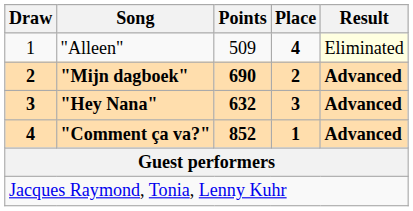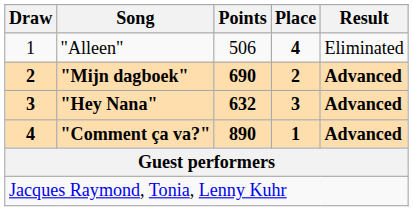(243, 47) 509 -> (243, 47) 506
(364, 47) lightyellow background -> (364, 47) no background
(243, 133) 852 -> (243, 133) 890
